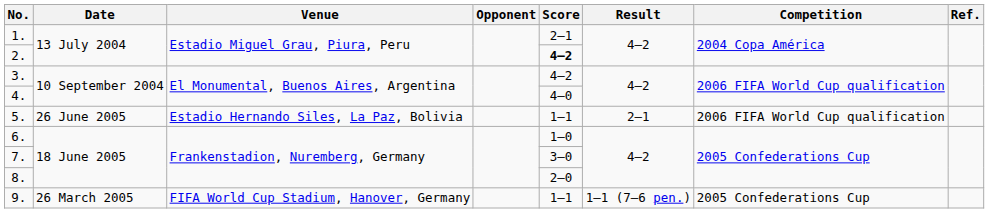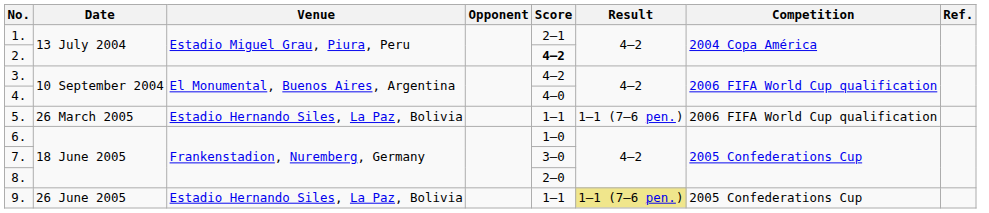(81, 116) 26 June 2005 -> (85, 116) 26 March 2005
(638, 116) 2–1 -> (631, 116) 1–1 (7–6 pen.)
(85, 198) 26 March 2005 -> (81, 198) 26 June 2005
(320, 198) FIFA World Cup Stadium, Hanover, Germany -> (316, 198) Estadio Hernando Siles, La Paz, Bolivia
(638, 198) no background -> (631, 198) khaki background
